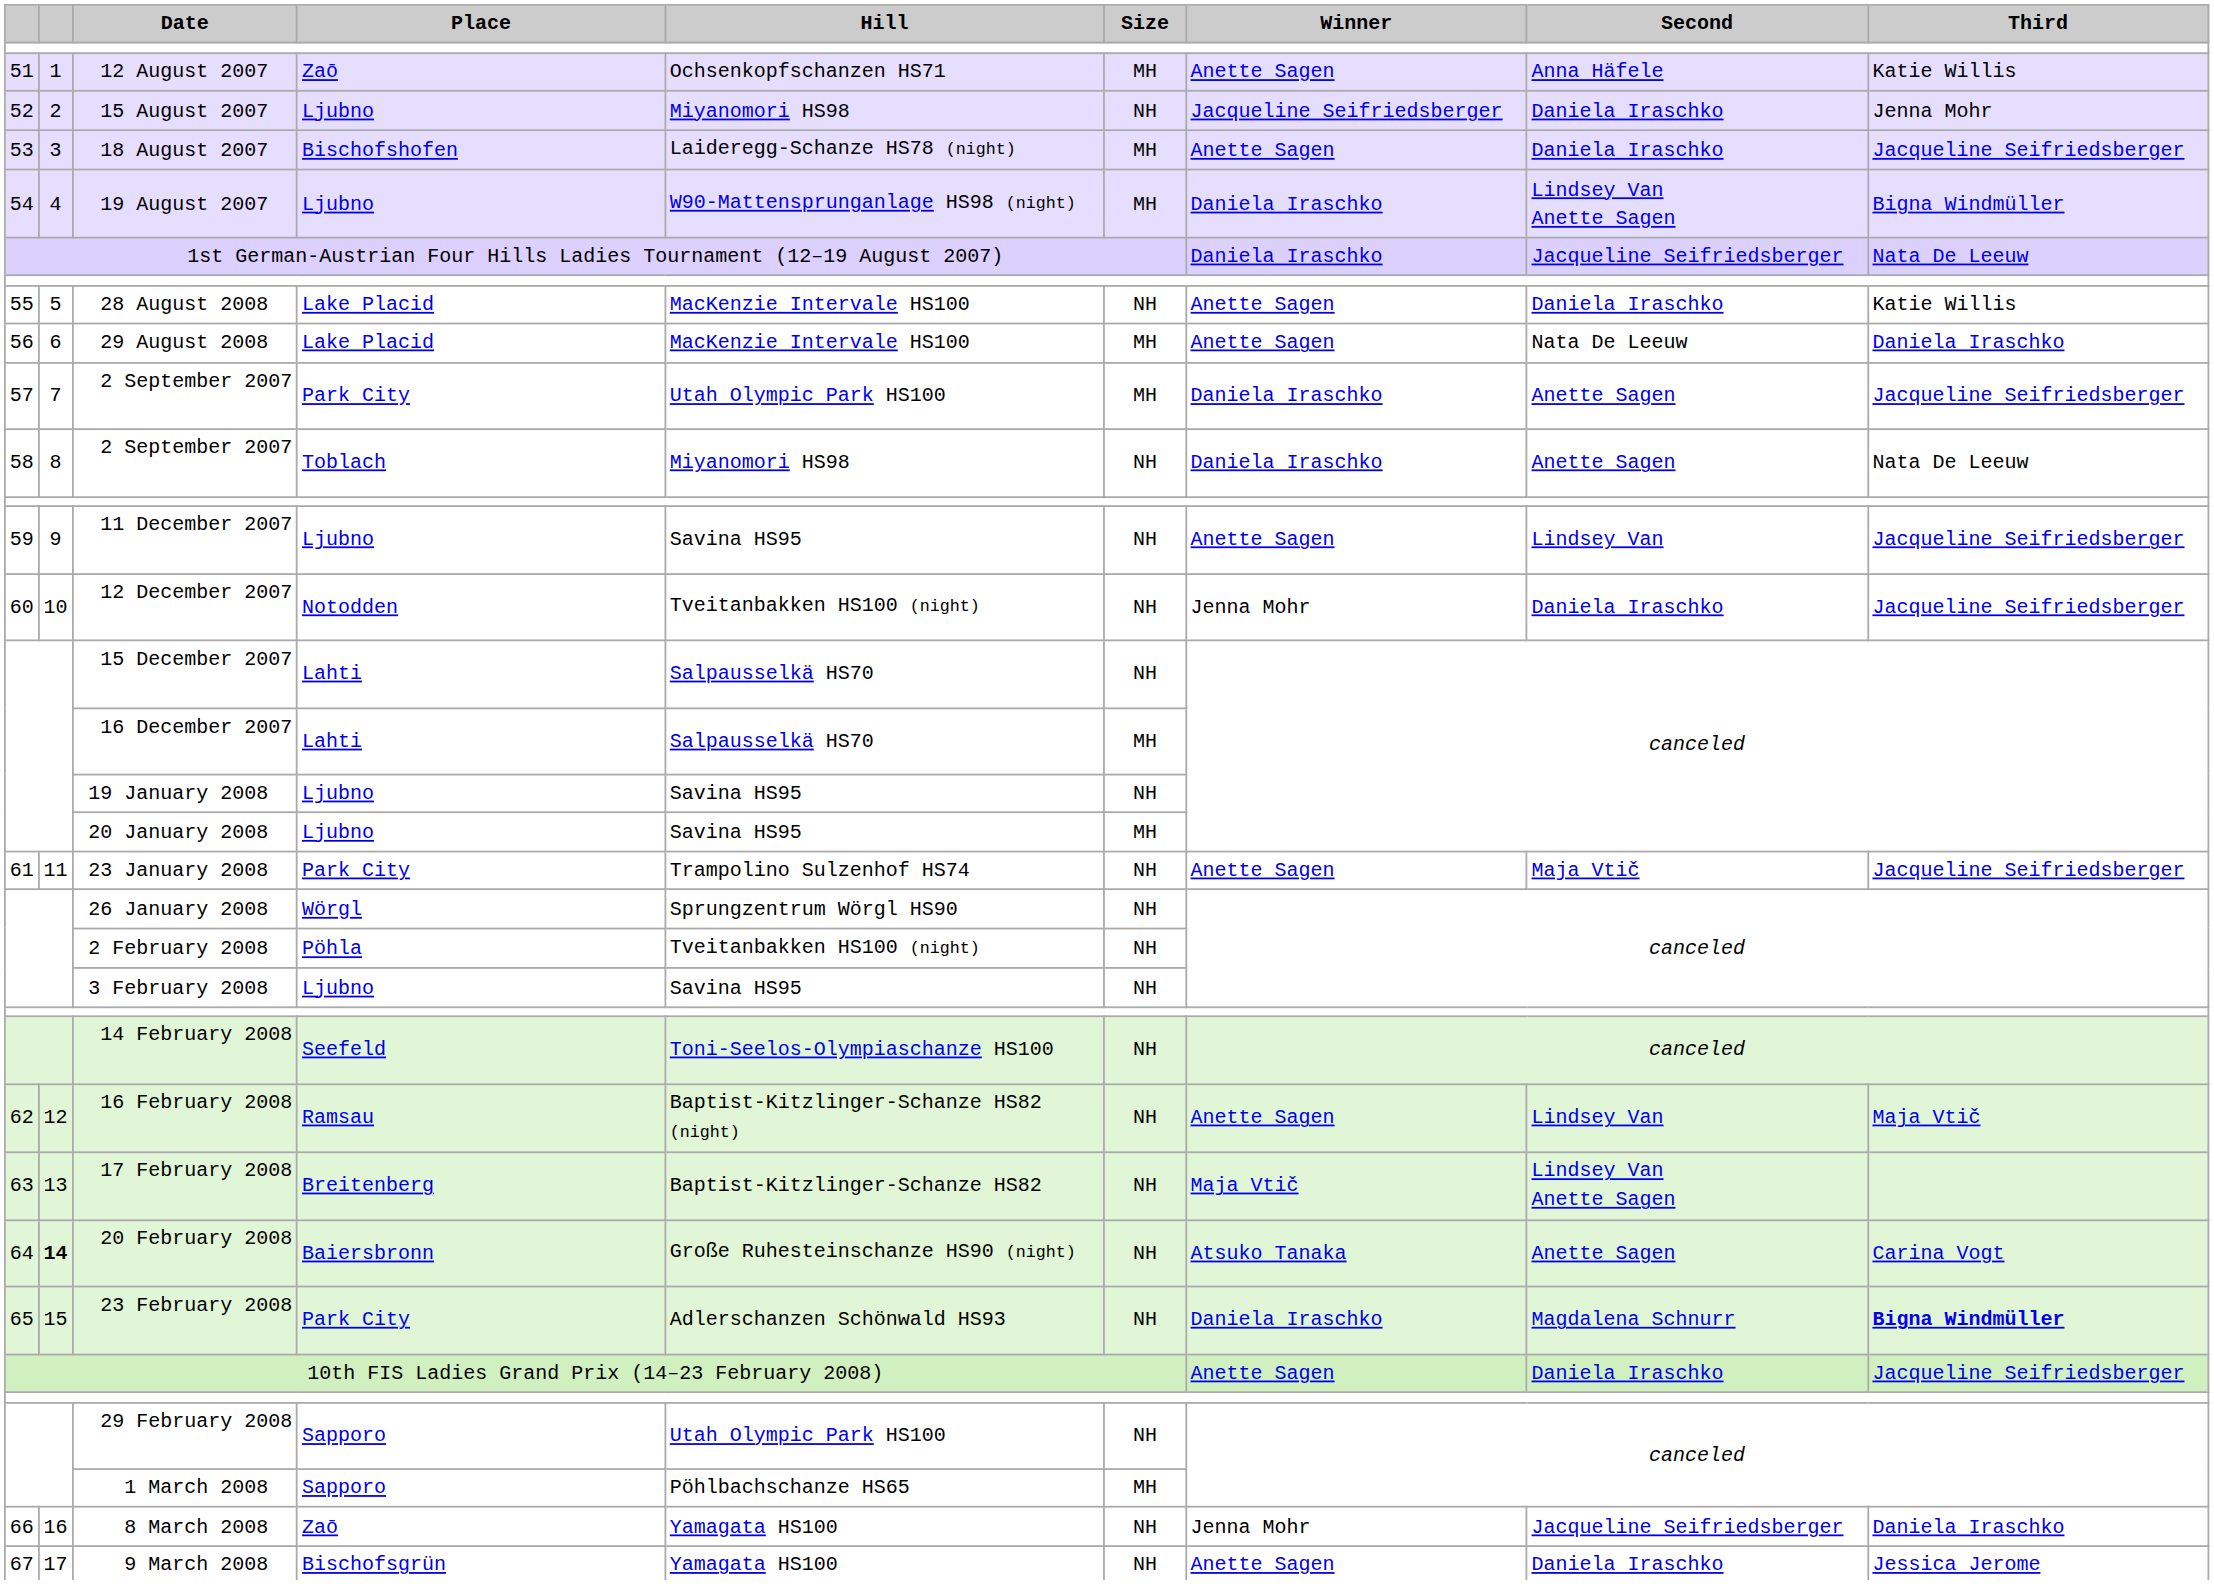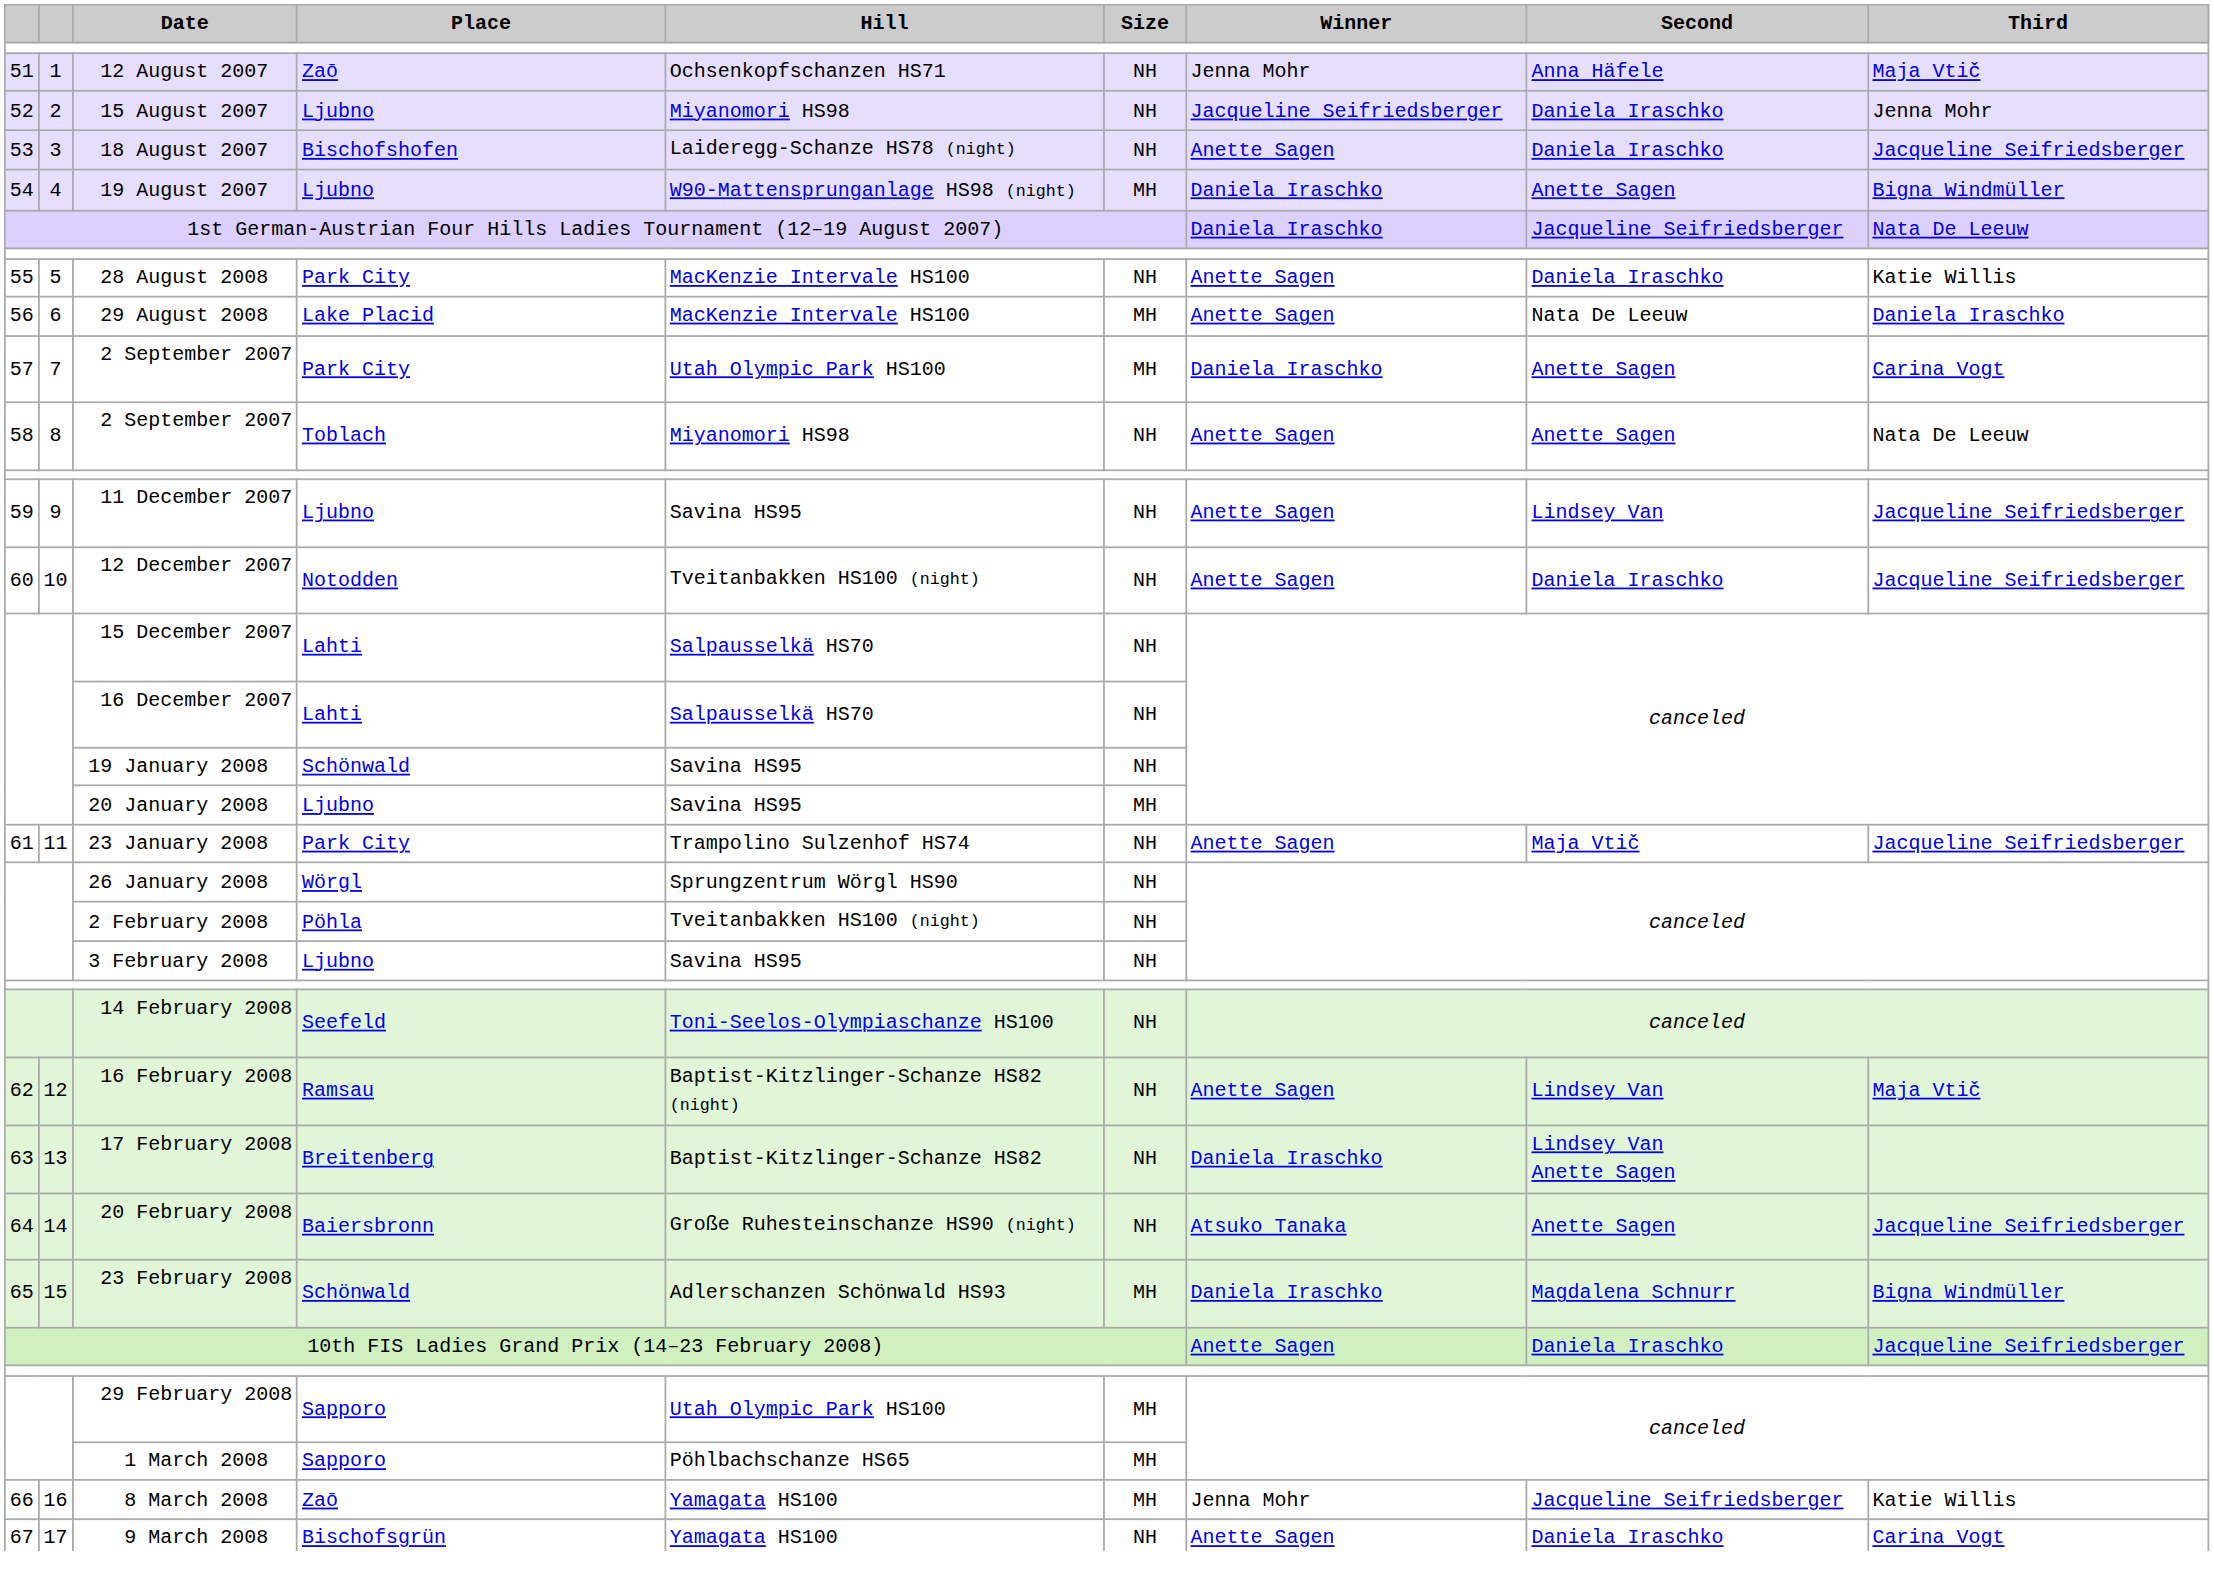(1145, 72) MH -> (1145, 72) NH
(1263, 72) Anette Sagen -> (1251, 72) Jenna Mohr
(1944, 72) Katie Willis -> (1926, 72) Maja Vtič
(1145, 150) MH -> (1145, 150) NH
(1604, 204) Lindsey Van Anette Sagen -> (1604, 190) Anette Sagen
(368, 305) Lake Placid -> (356, 278) Park City
(2028, 396) Jacqueline Seifriedsberger -> (1938, 369) Carina Vogt
(1287, 463) Daniela Iraschko -> (1263, 436) Anette Sagen
(1251, 607) Jenna Mohr -> (1263, 580) Anette Sagen
(1145, 741) MH -> (1145, 714) NH
(338, 794) Ljubno -> (356, 767) Schönwald
(1245, 1186) Maja Vtič -> (1287, 1159) Daniela Iraschko
(56, 1253) bold -> (56, 1227) normal
(1938, 1253) Carina Vogt -> (2028, 1227) Jacqueline Seifriedsberger
(356, 1320) Park City -> (356, 1294) Schönwald
(1145, 1320) NH -> (1145, 1294) MH
(1968, 1320) bold -> (1968, 1294) normal
(1145, 1436) NH -> (1145, 1409) MH
(1145, 1527) NH -> (1145, 1500) MH
(1968, 1527) Daniela Iraschko -> (1944, 1500) Katie Willis
(1956, 1565) Jessica Jerome -> (1938, 1539) Carina Vogt
